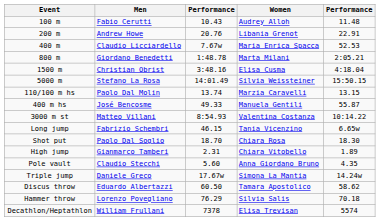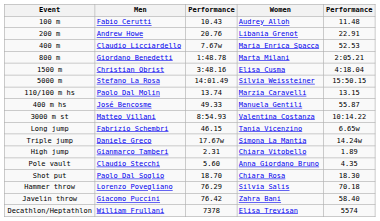rows swapped: (50, 175) <-> (50, 140)
- row: (50, 187)
+ row: (50, 199)
